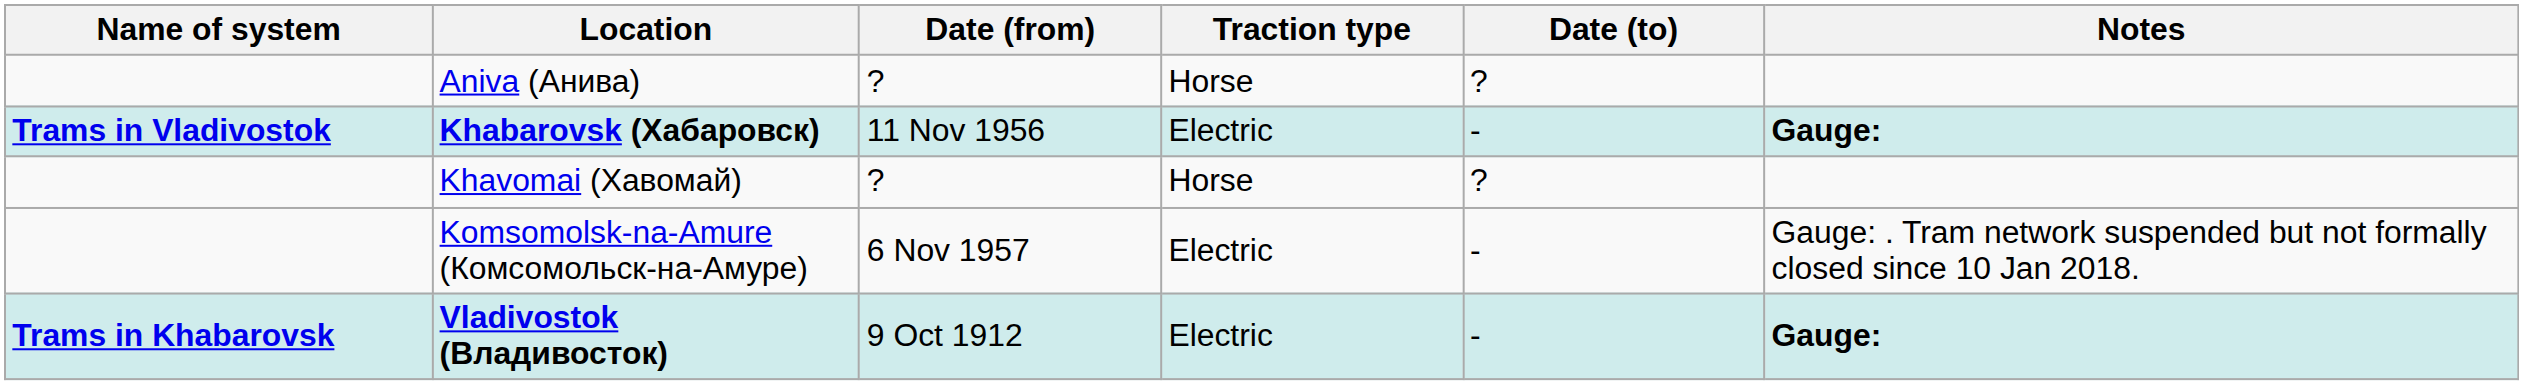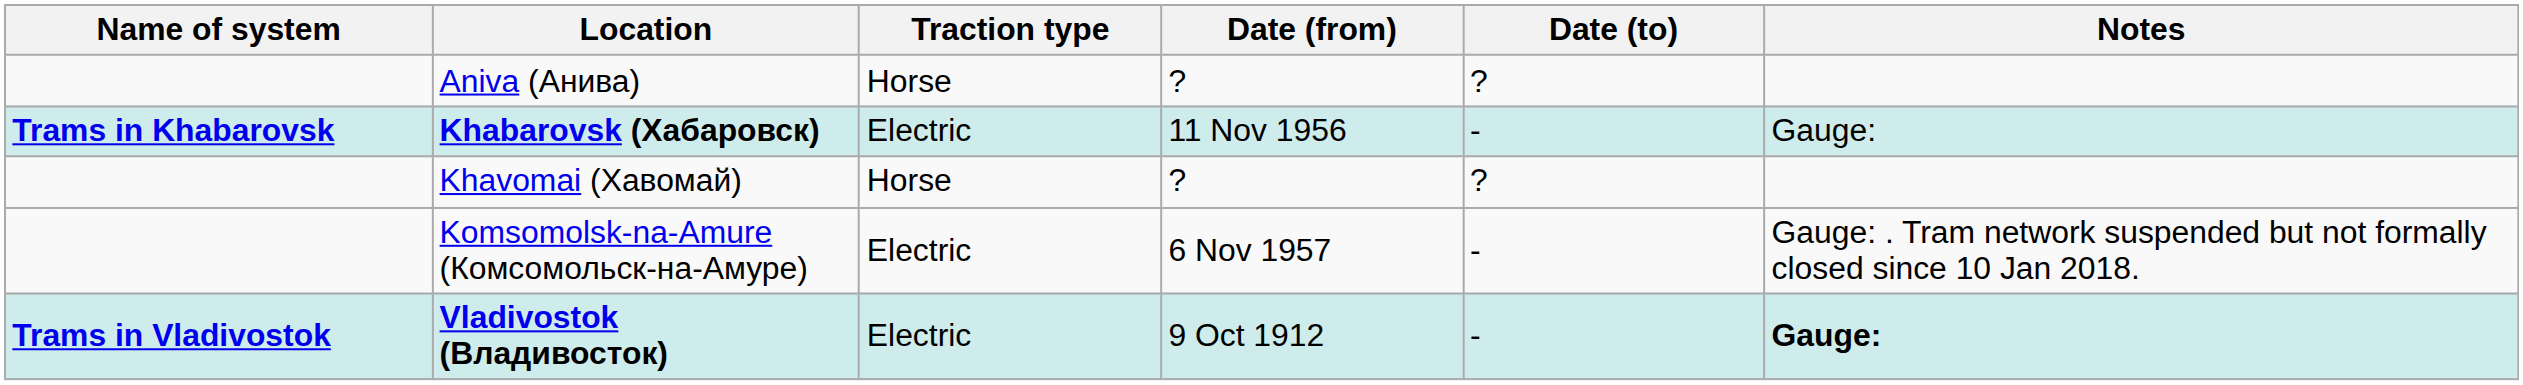columns swapped: (1312, 29) <-> (1010, 29)
(172, 130) Trams in Vladivostok -> (173, 130) Trams in Khabarovsk
(1826, 130) bold -> (1824, 130) normal
(173, 335) Trams in Khabarovsk -> (172, 335) Trams in Vladivostok
